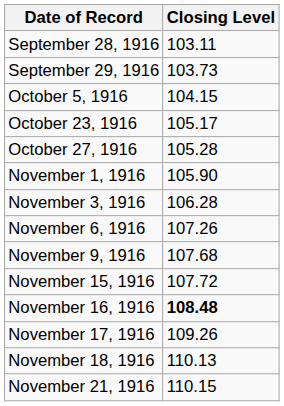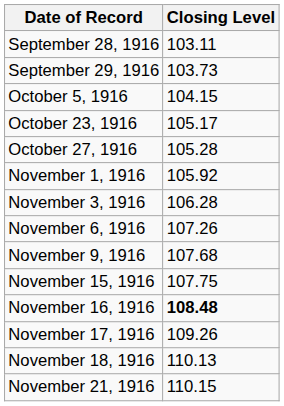(192, 176) 105.90 -> (192, 176) 105.92
(192, 281) 107.72 -> (192, 281) 107.75
